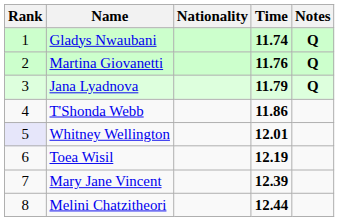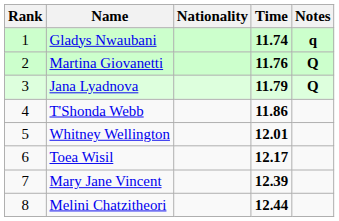(313, 39) Q -> (313, 39) q
(25, 134) lavender background -> (25, 134) no background
(272, 157) 12.19 -> (272, 157) 12.17
